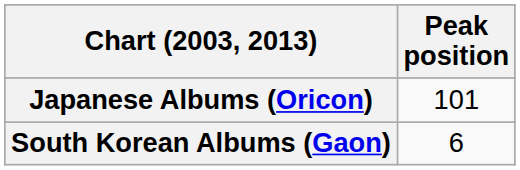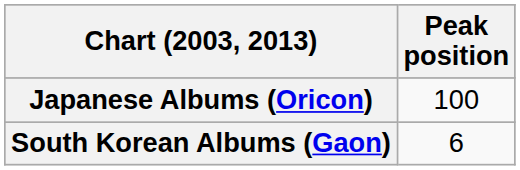(456, 99) 101 -> (456, 99) 100
